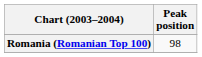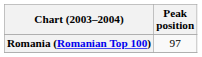(175, 43) 98 -> (175, 43) 97
